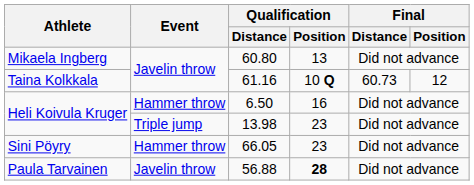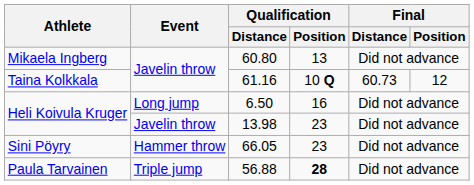(180, 103) Hammer throw -> (166, 103) Long jump
(168, 125) Triple jump -> (175, 125) Javelin throw
(175, 169) Javelin throw -> (168, 169) Triple jump
